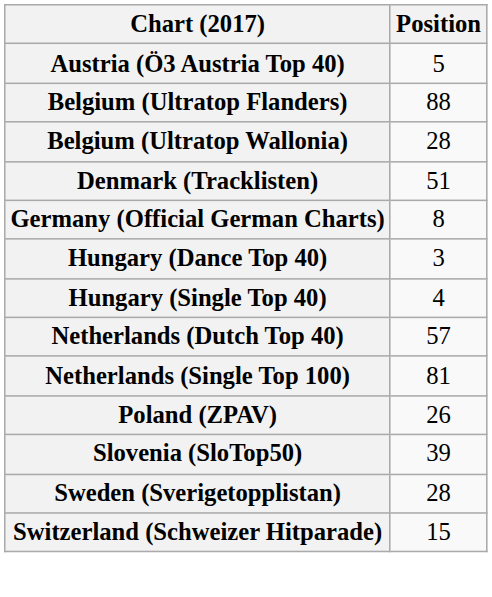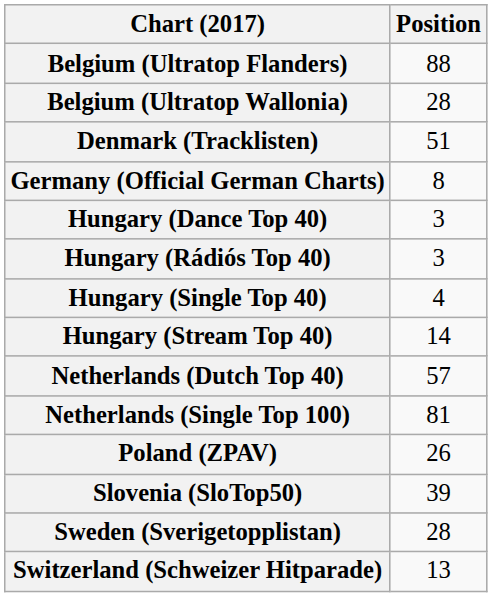- row: (198, 63)
+ row: (198, 258)
+ row: (198, 336)
(439, 532) 15 -> (439, 571) 13
